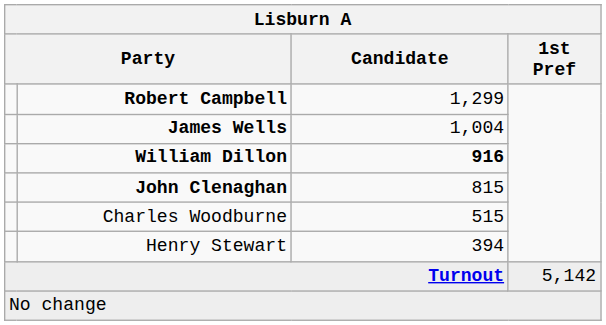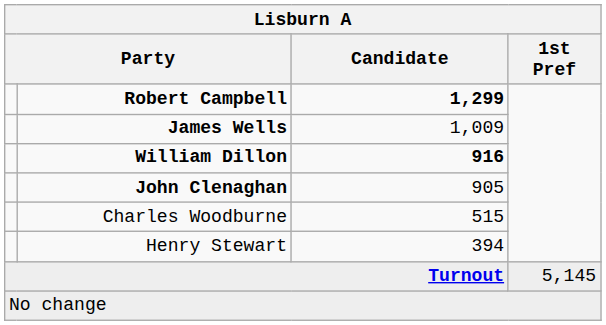(477, 99) normal -> (477, 99) bold
(477, 129) 1,004 -> (477, 129) 1,009
(488, 188) 815 -> (488, 188) 905
(569, 276) 5,142 -> (569, 276) 5,145
